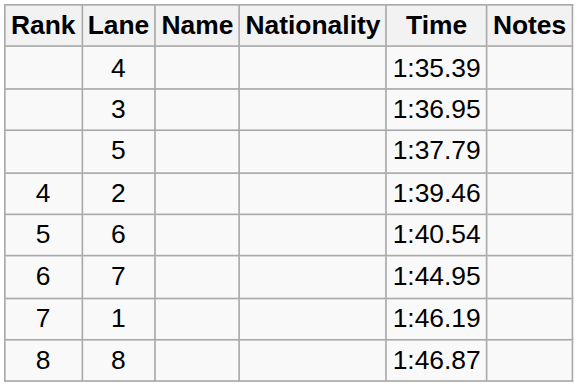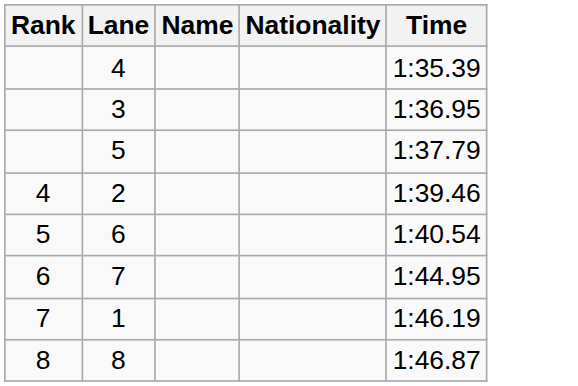- column: (530, 25)
